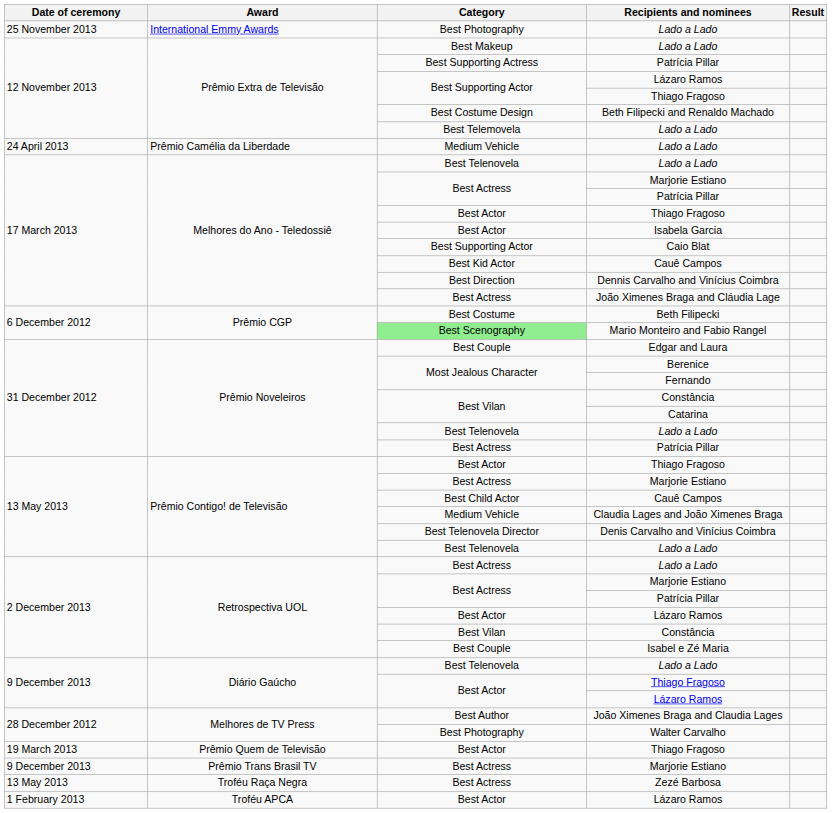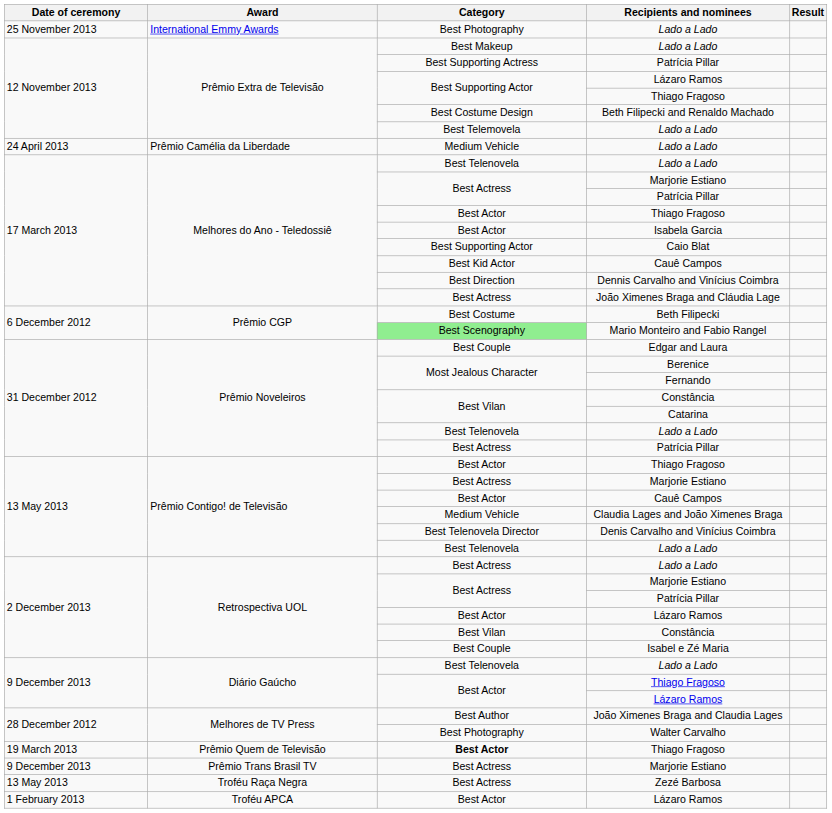(482, 498) Best Child Actor -> (482, 498) Best Actor
(482, 749) normal -> (482, 749) bold
